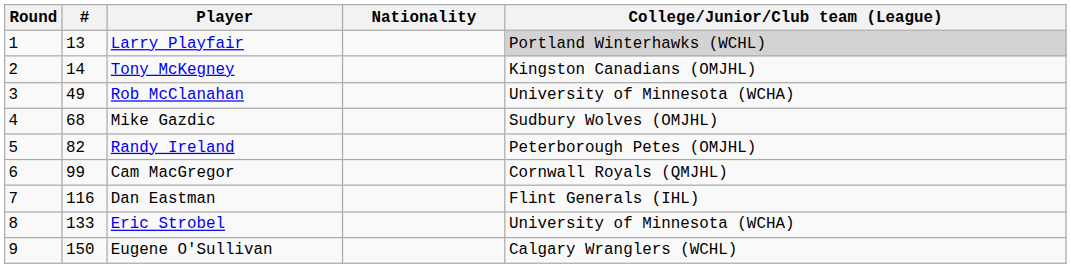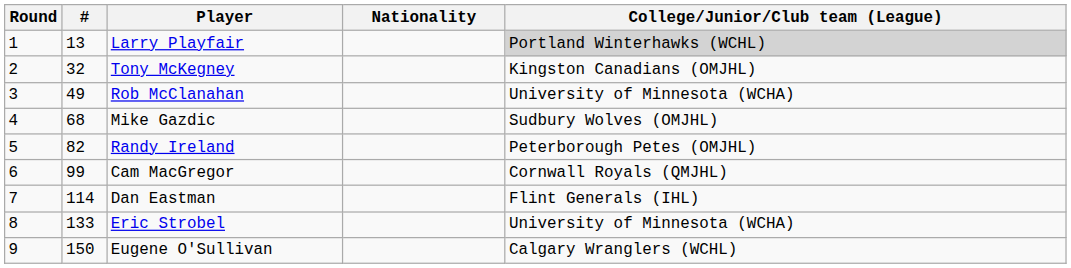(75, 69) 14 -> (75, 69) 32
(80, 198) 116 -> (80, 198) 114
